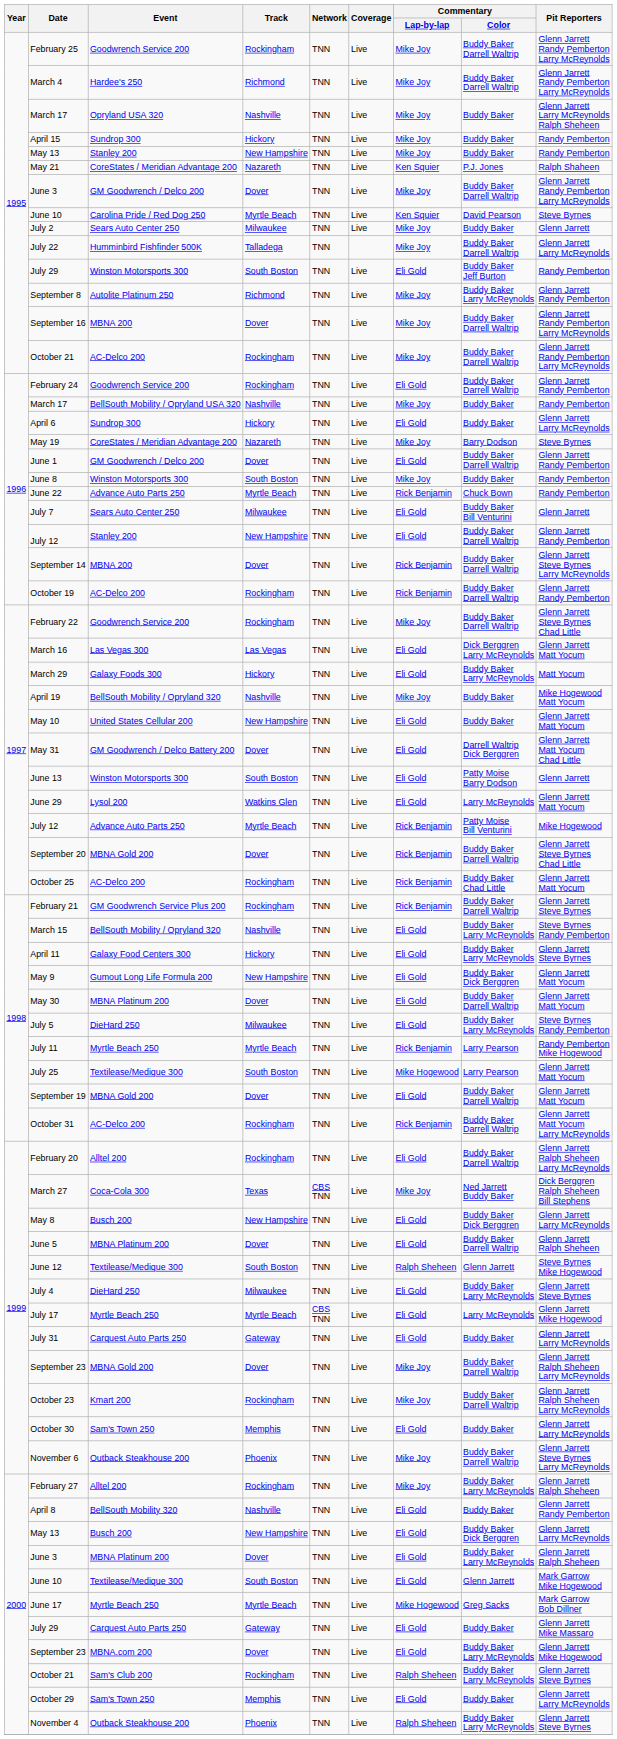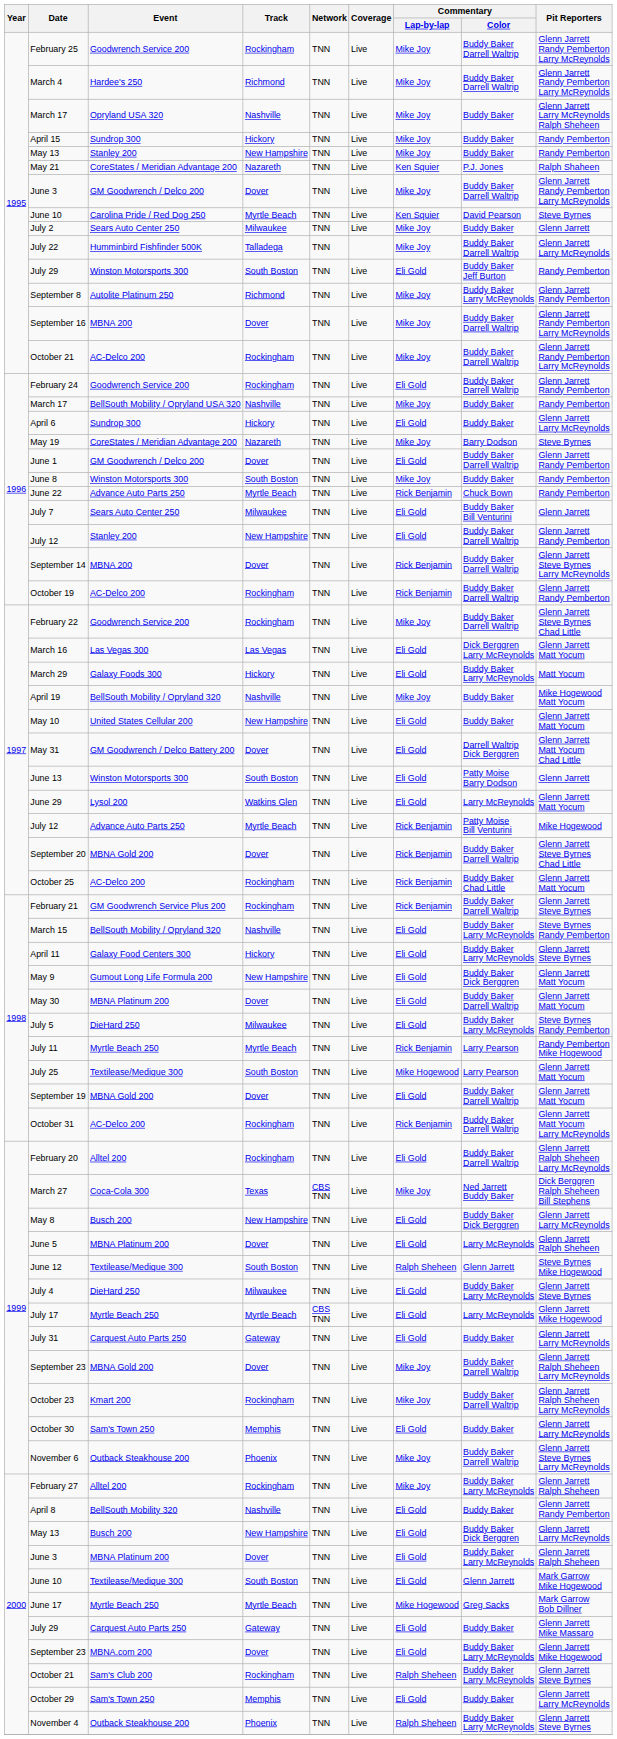(491, 1243) Buddy Baker Darrell Waltrip -> (499, 1243) Larry McReynolds
